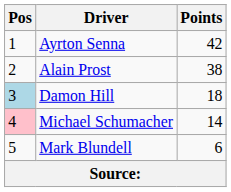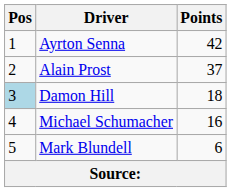(215, 69) 38 -> (215, 69) 37
(12, 121) pink background -> (12, 121) no background
(215, 121) 14 -> (215, 121) 16
